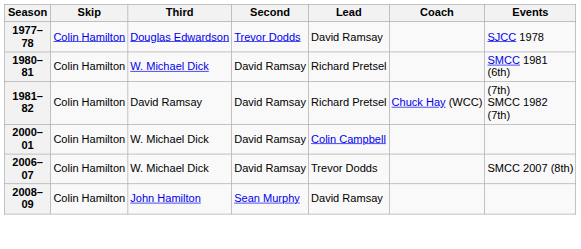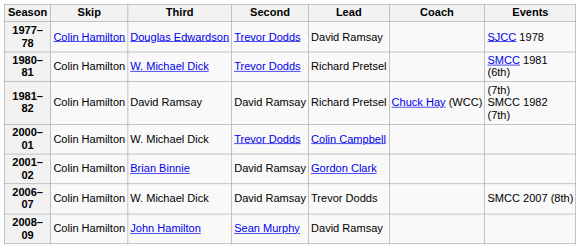(270, 66) David Ramsay -> (267, 66) Trevor Dodds
(270, 139) David Ramsay -> (267, 139) Trevor Dodds
+ row: (28, 169)
